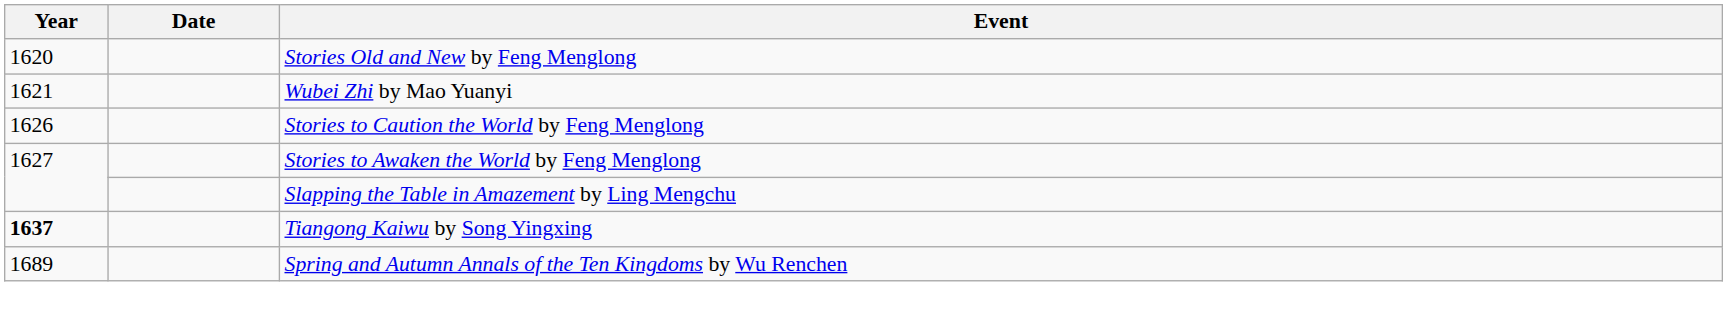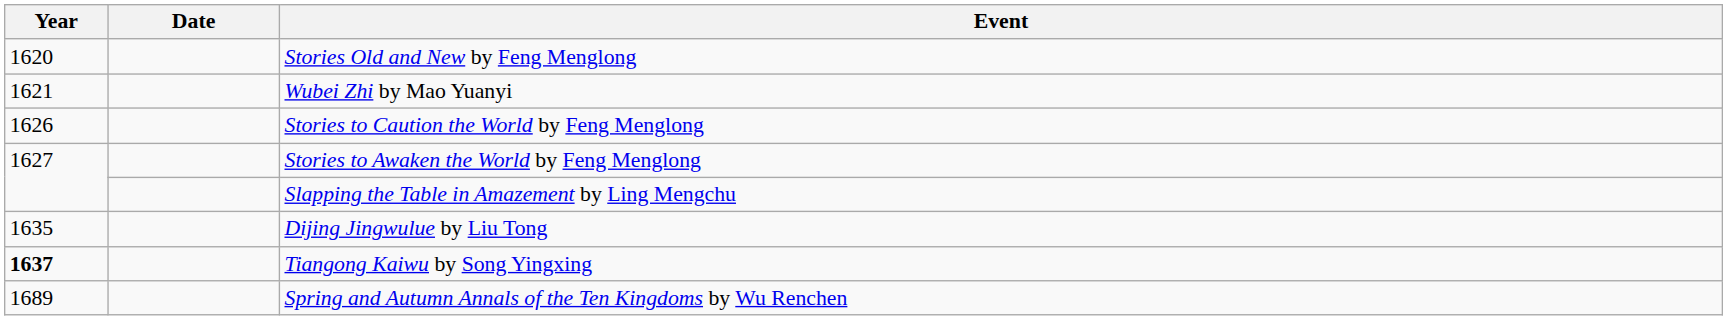+ row: (416, 228)
